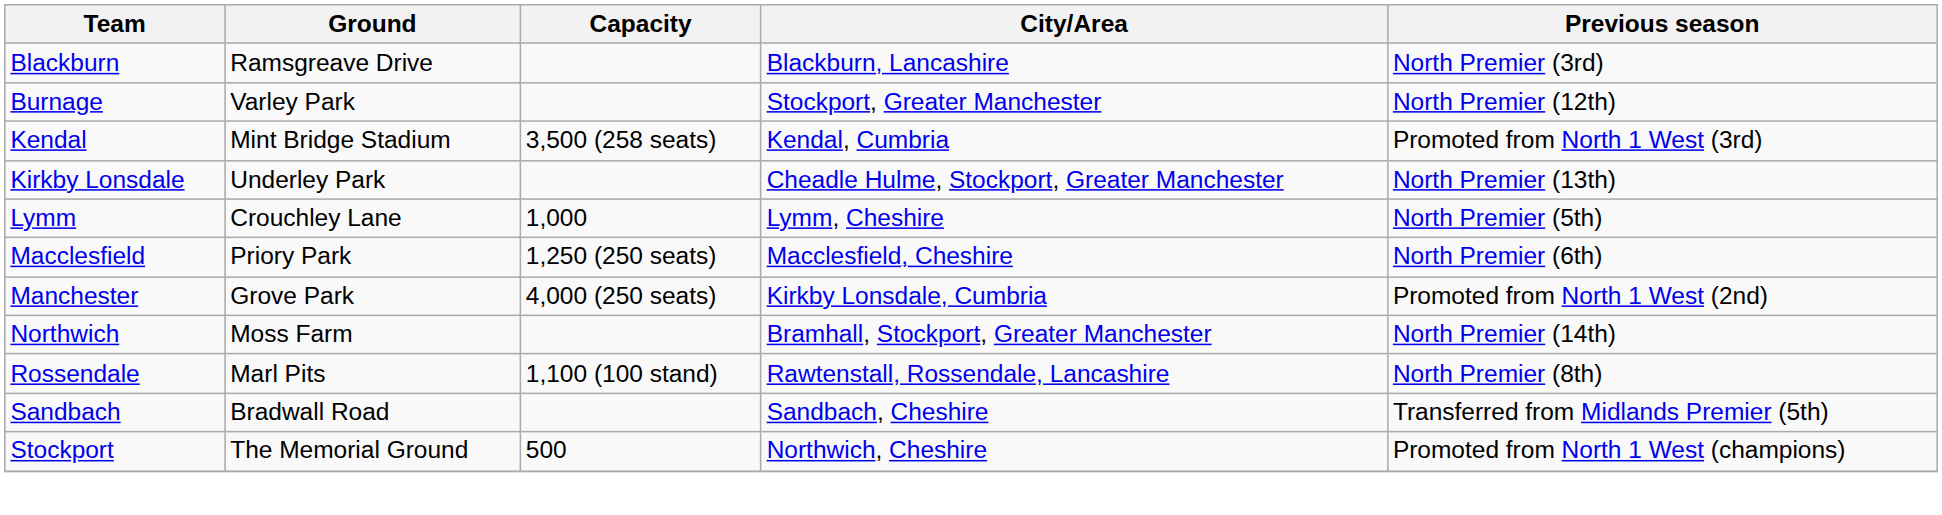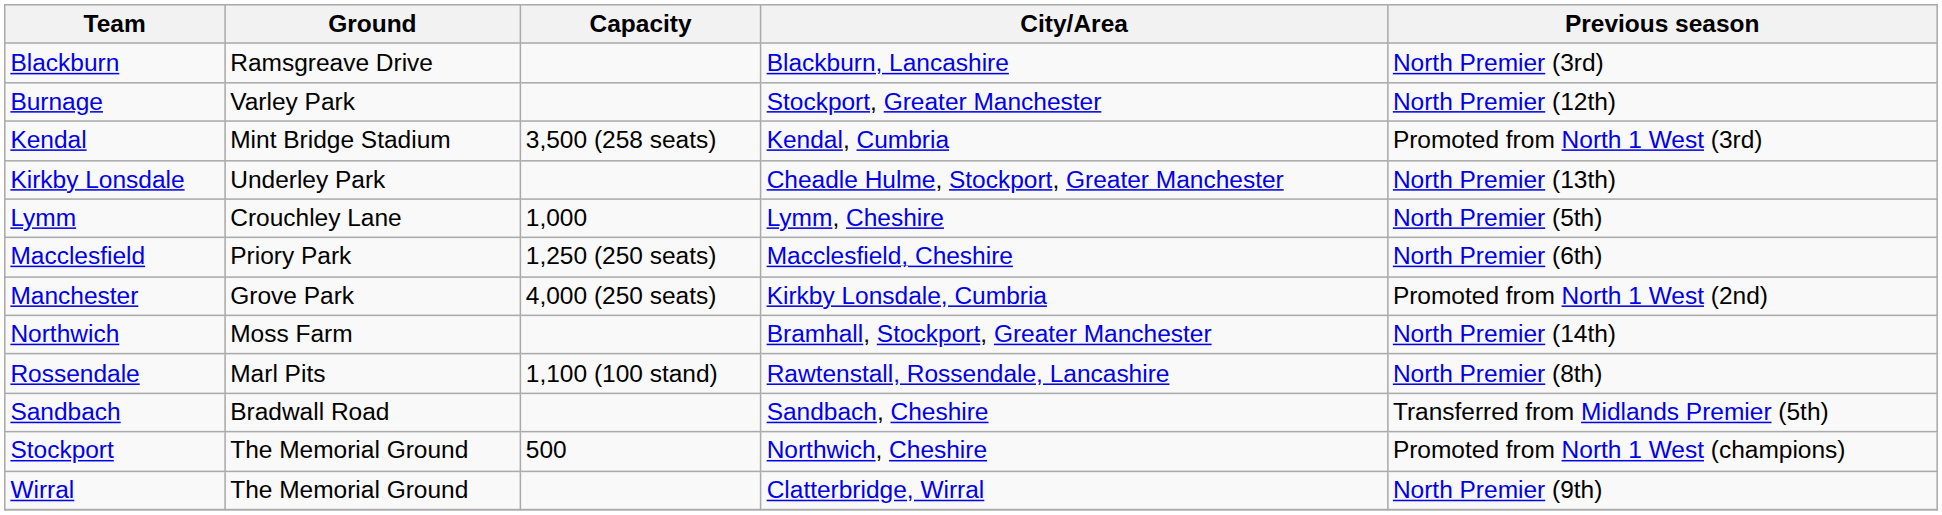+ row: (42, 489)
